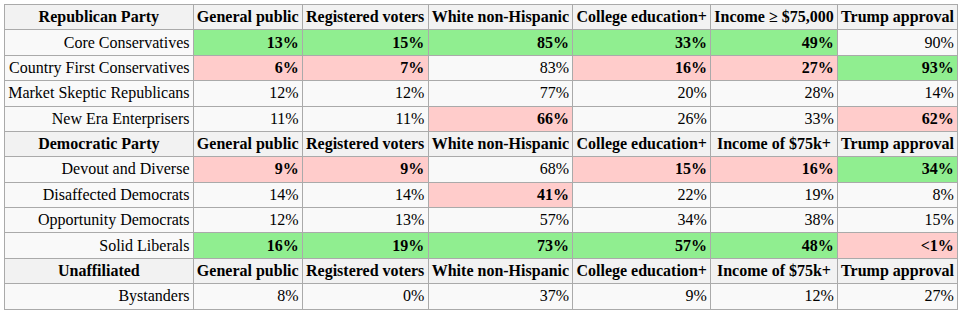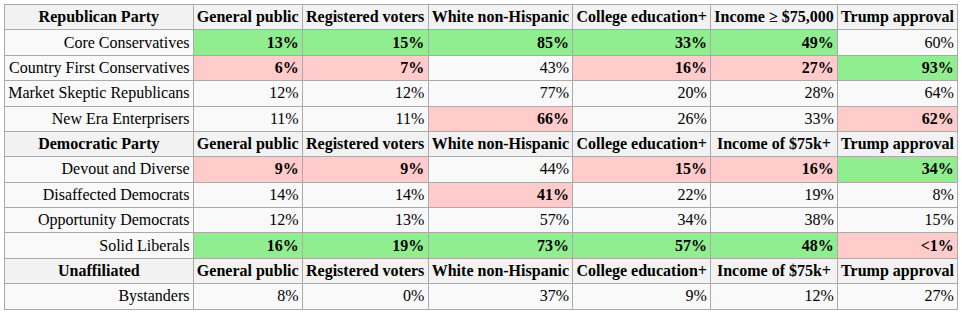(939, 42) 90% -> (939, 42) 60%
(554, 67) 83% -> (554, 67) 43%
(939, 93) 14% -> (939, 93) 64%
(554, 169) 68% -> (554, 169) 44%
